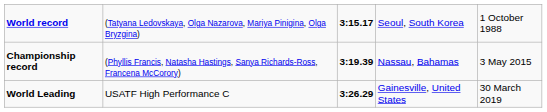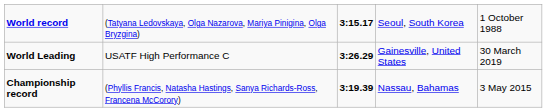rows swapped: (41, 61) <-> (41, 94)
